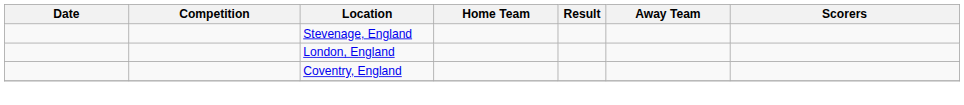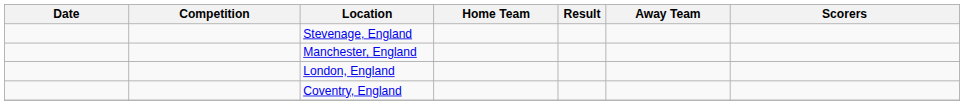+ row: (360, 53)
